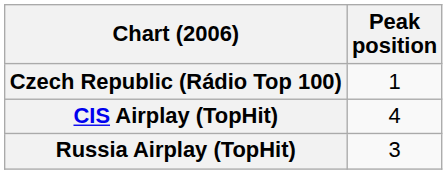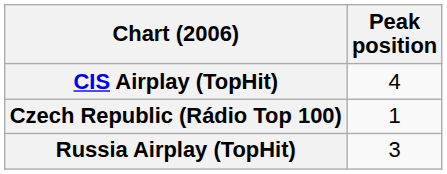rows swapped: (176, 116) <-> (176, 81)
